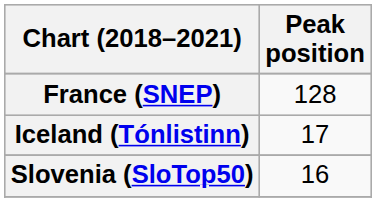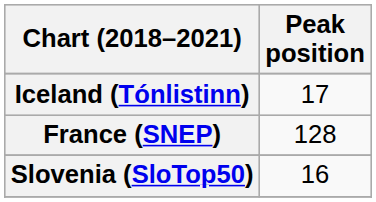rows swapped: (132, 94) <-> (132, 134)
